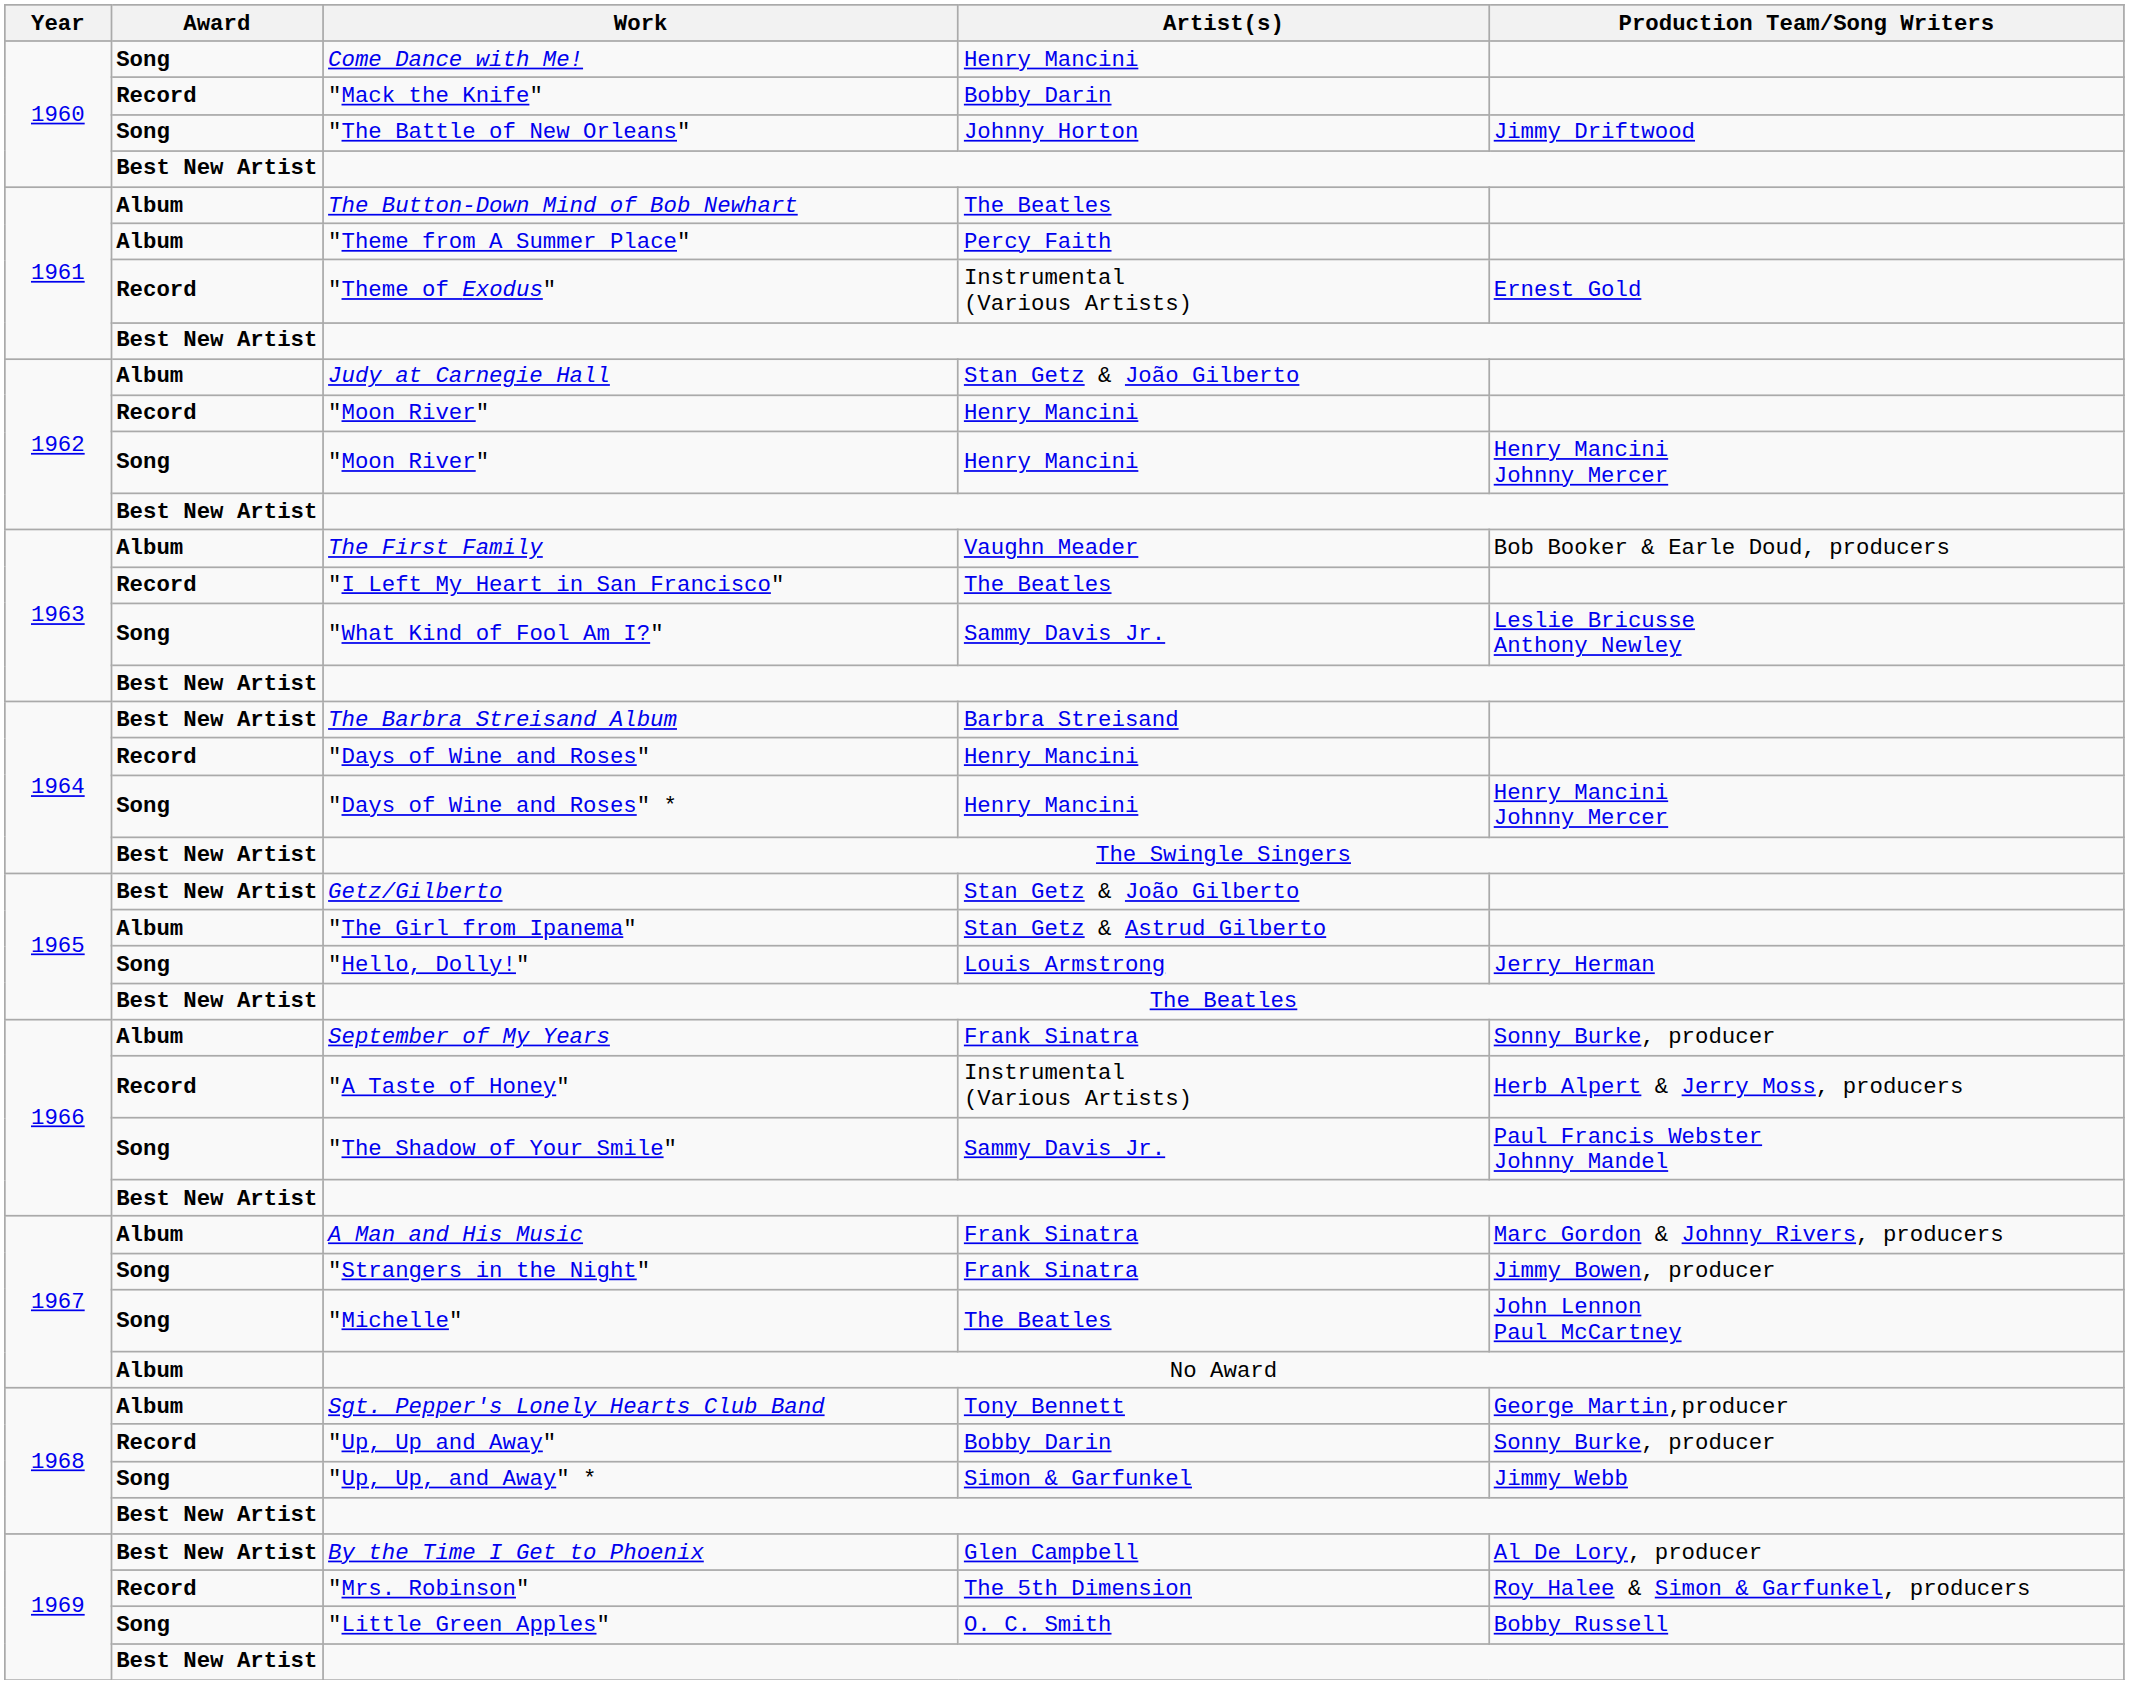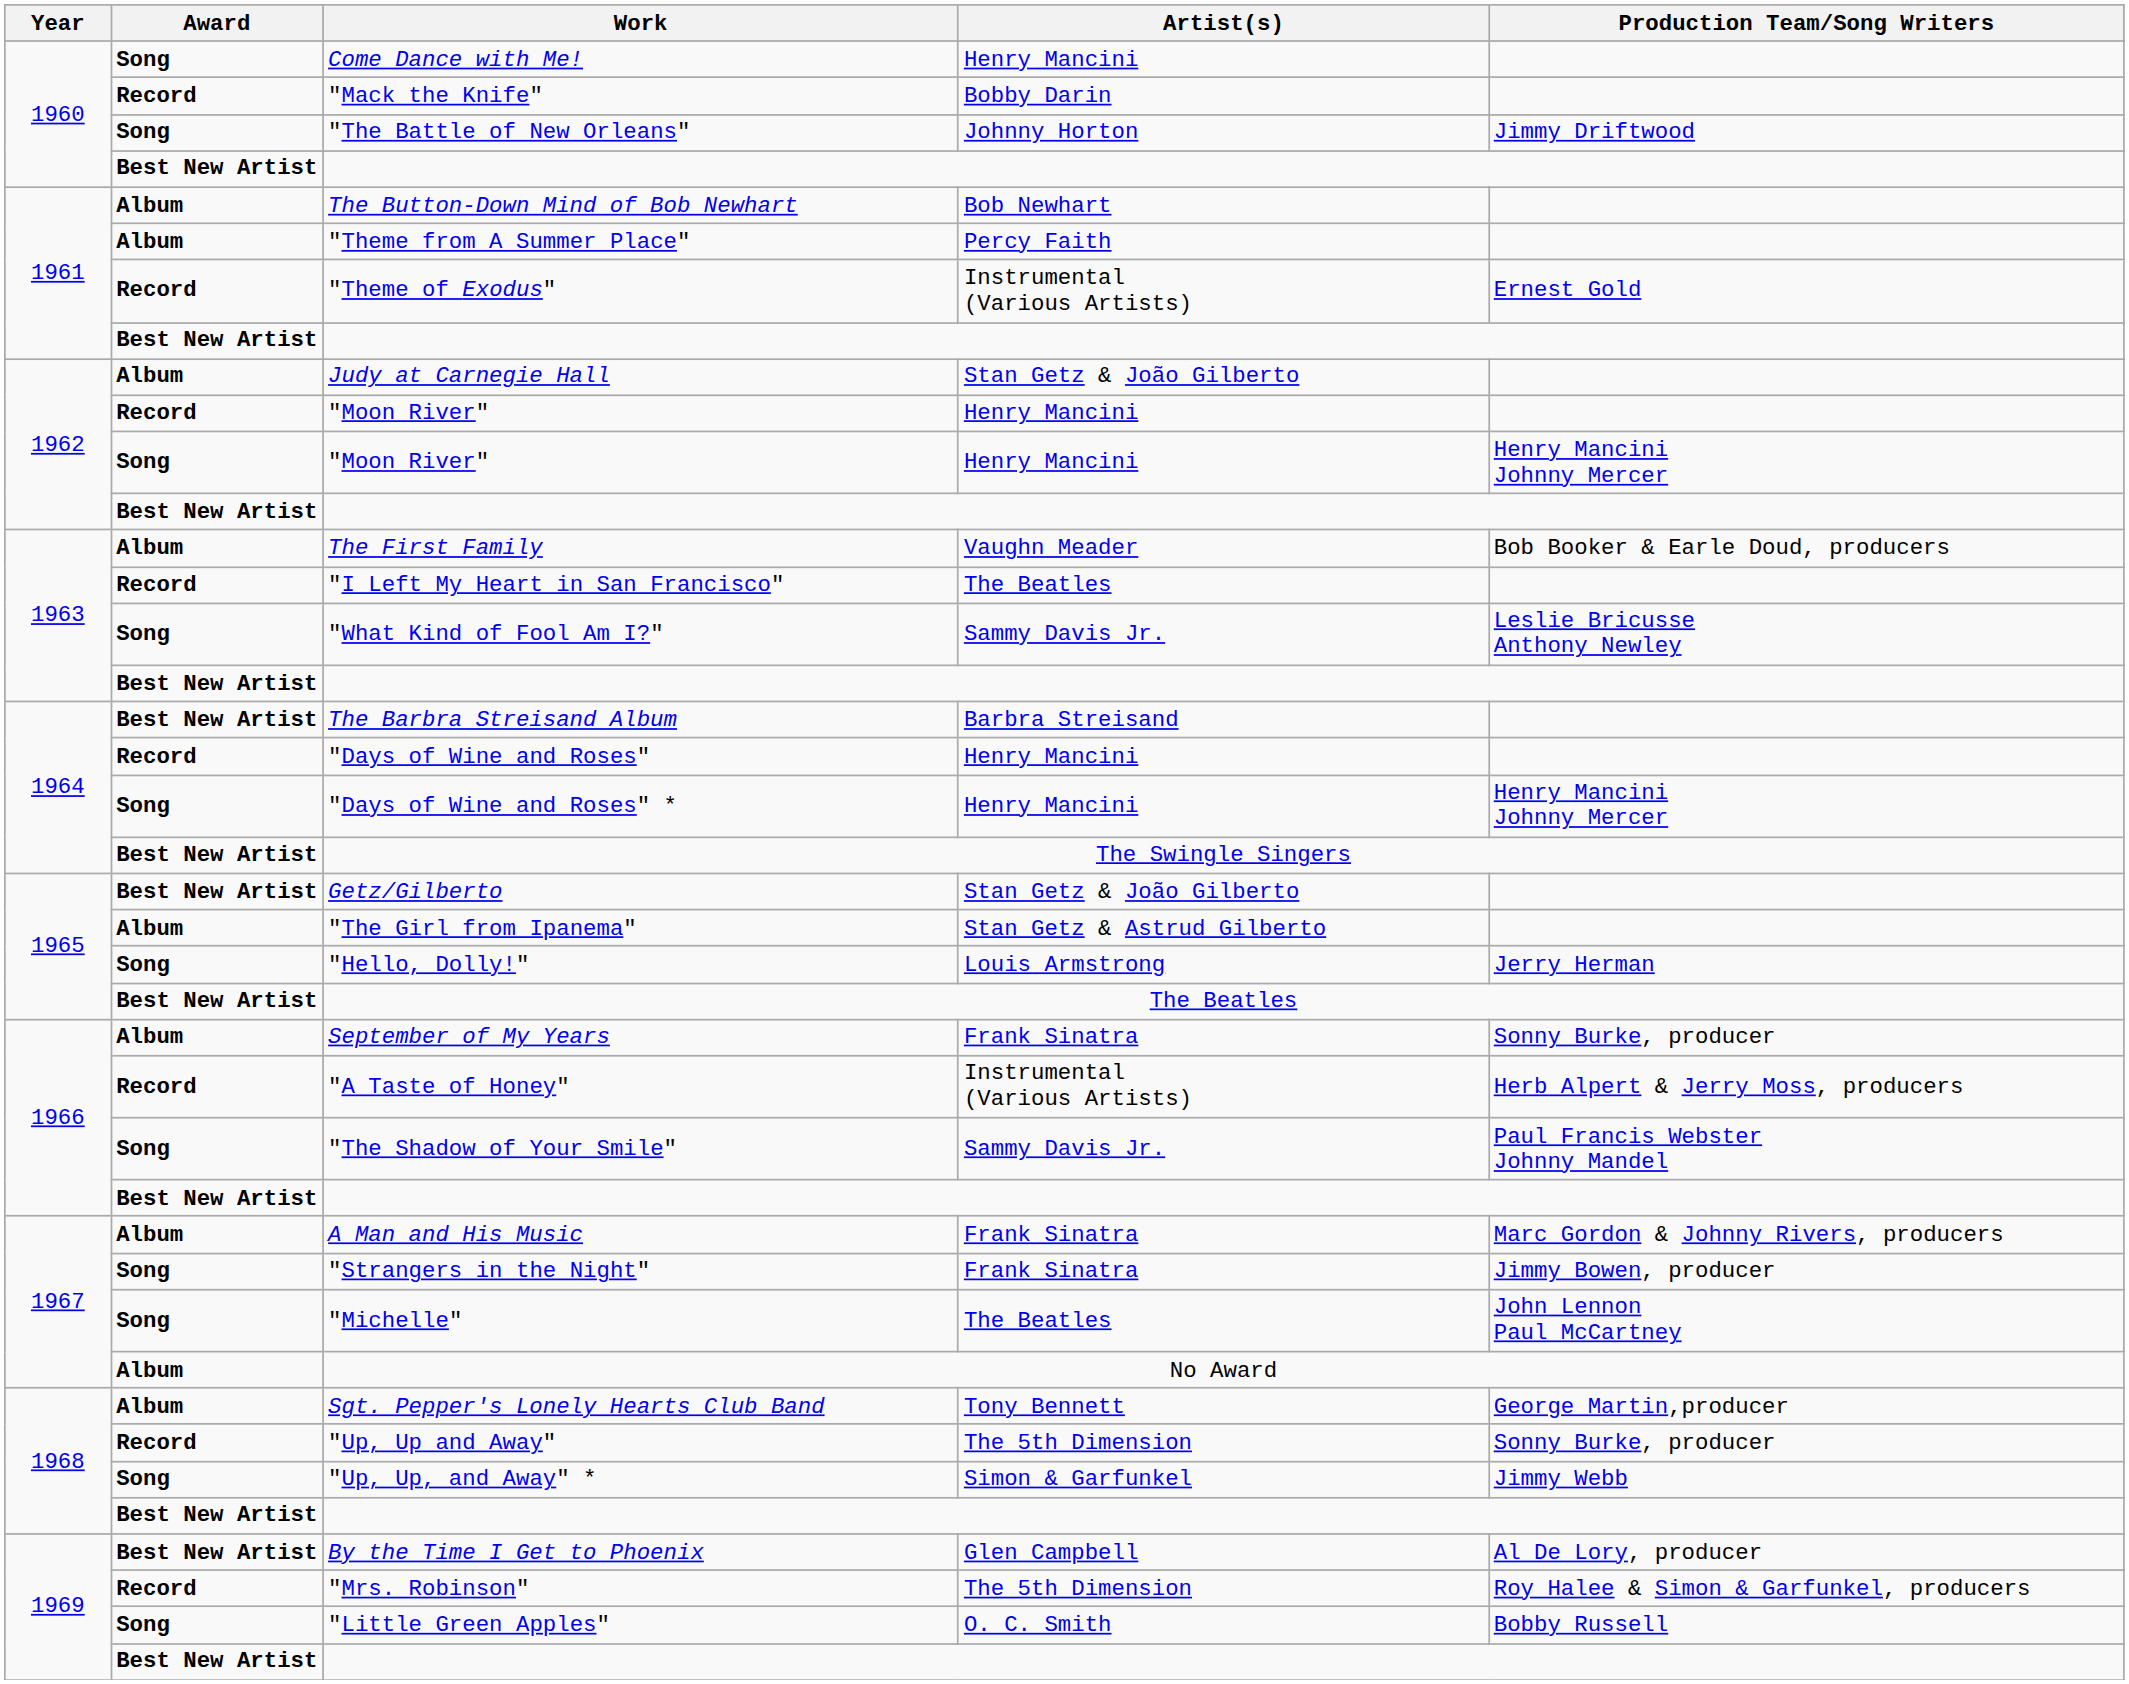(1038, 205) The Beatles -> (1038, 205) Bob Newhart
(1038, 1443) Bobby Darin -> (1078, 1443) The 5th Dimension
